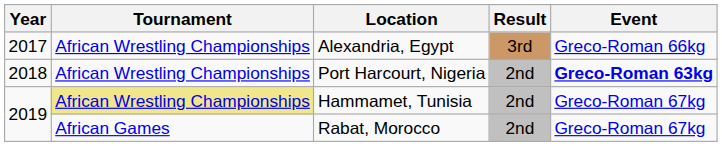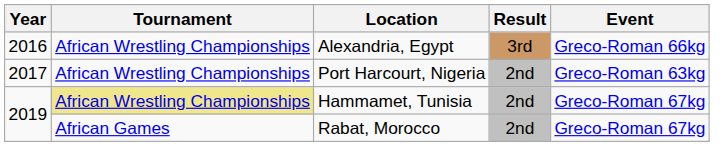(28, 46) 2017 -> (28, 46) 2016
(28, 73) 2018 -> (28, 73) 2017
(634, 73) bold -> (630, 73) normal
